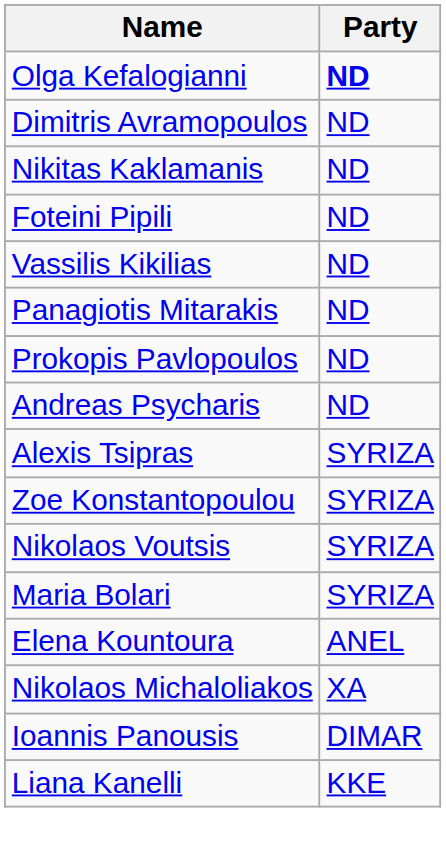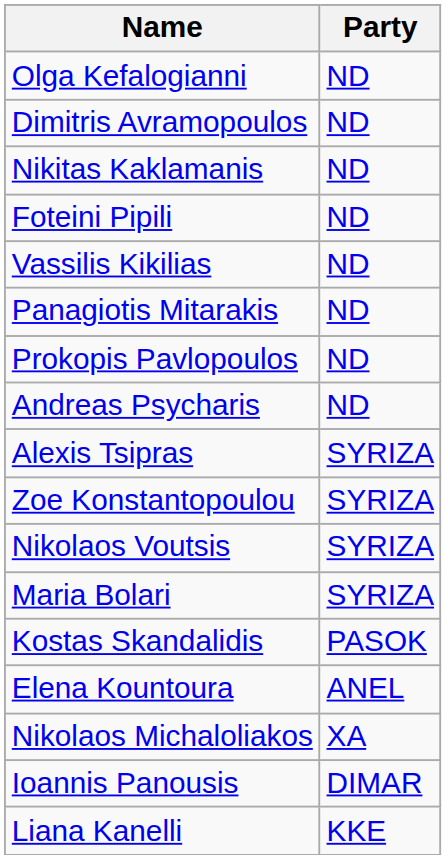(348, 75) bold -> (348, 75) normal
+ row: (138, 641)
